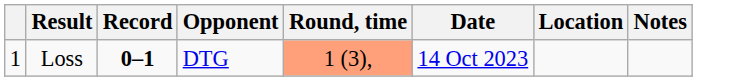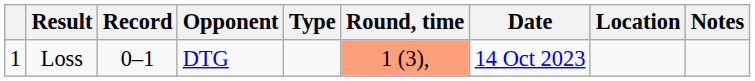+ column: (312, 22)
(138, 57) bold -> (138, 57) normal
